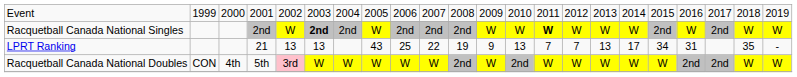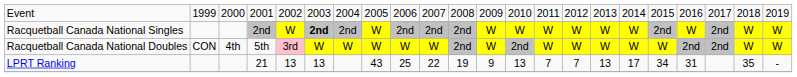(548, 30) bold -> (548, 30) normal
rows swapped: (97, 64) <-> (41, 47)
